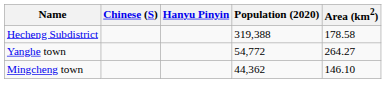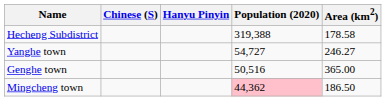(250, 51) 54,772 -> (250, 51) 54,727
(340, 51) 264.27 -> (340, 51) 246.27
+ row: (37, 69)
(250, 69) no background -> (250, 87) pink background
(340, 69) 146.10 -> (340, 87) 186.50
